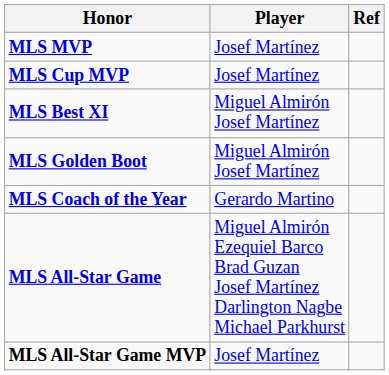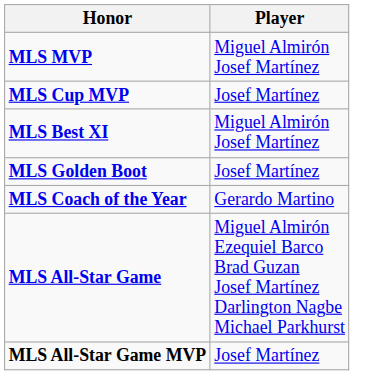- column: (367, 18)
(267, 46) Josef Martínez -> (272, 56) Miguel Almirón Josef Martínez
(272, 161) Miguel Almirón Josef Martínez -> (267, 171) Josef Martínez
